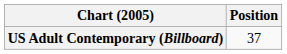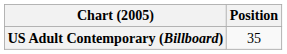(254, 37) 37 -> (254, 37) 35
